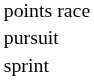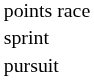rows swapped: (31, 38) <-> (26, 65)
